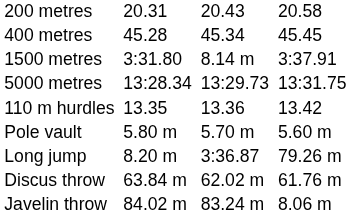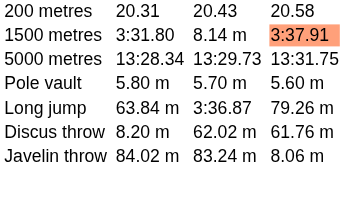- row: (48, 35)
(307, 59) no background -> (300, 35) lightsalmon background
- row: (59, 107)
(150, 156) 8.20 m -> (148, 107) 63.84 m
(155, 180) 63.84 m -> (143, 132) 8.20 m
